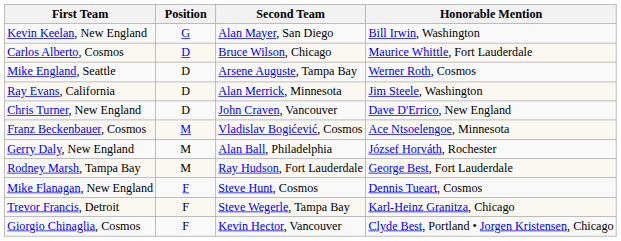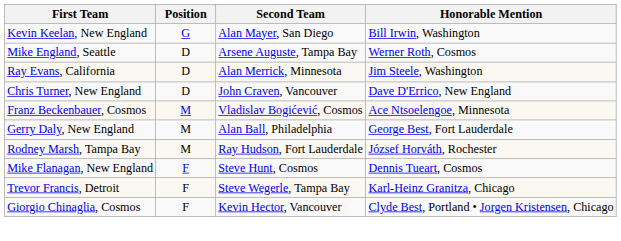- row: (65, 52)
(432, 149) József Horváth, Rochester -> (441, 129) George Best, Fort Lauderdale
(441, 168) George Best, Fort Lauderdale -> (432, 149) József Horváth, Rochester
